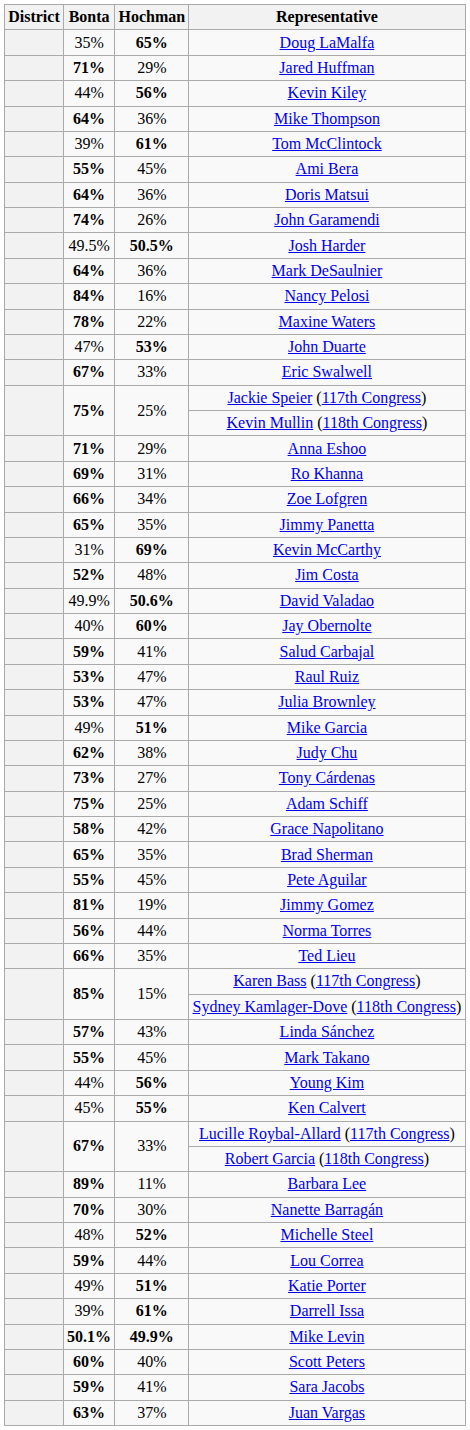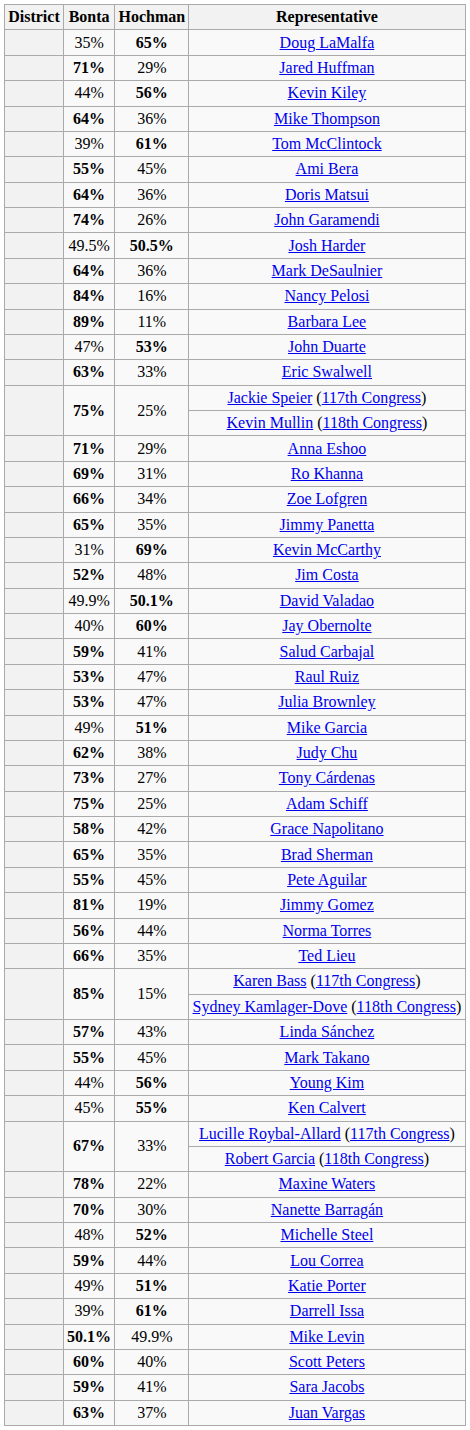rows swapped: (327, 1184) <-> (327, 321)
(89, 372) 67% -> (89, 372) 63%
(152, 600) 50.6% -> (152, 600) 50.1%
(152, 1336) bold -> (152, 1336) normal
